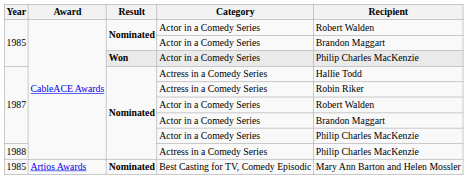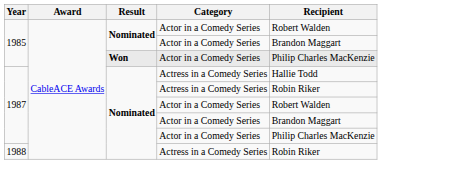(367, 151) Philip Charles MacKenzie -> (296, 151) Robin Riker
- row: (16, 167)
